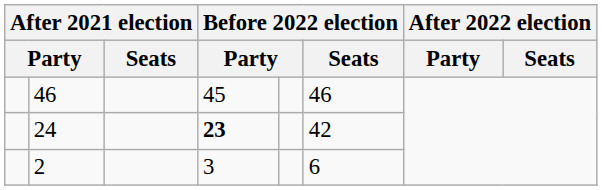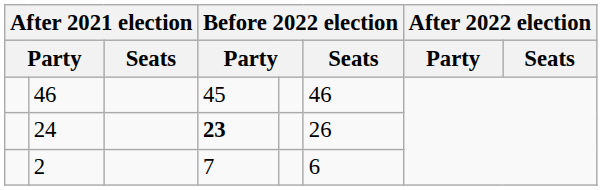(320, 130) 42 -> (320, 130) 26
(209, 166) 3 -> (209, 166) 7
